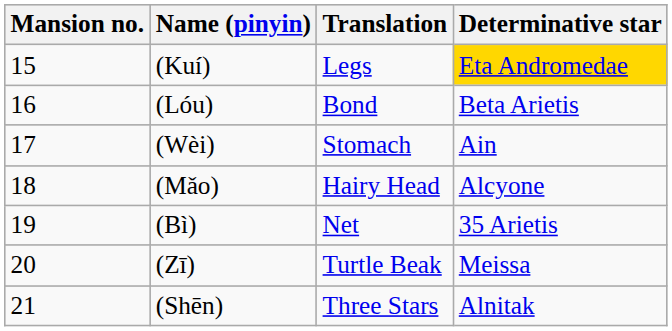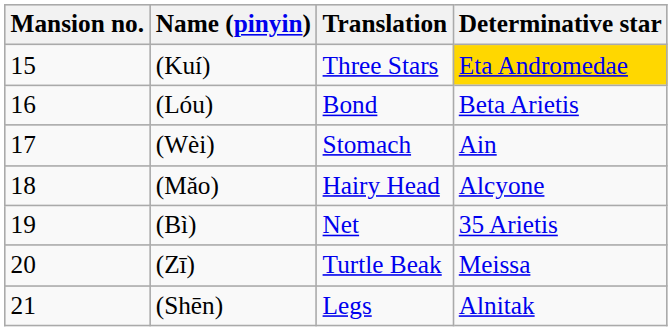(347, 64) Legs -> (381, 64) Three Stars
(381, 305) Three Stars -> (347, 305) Legs
